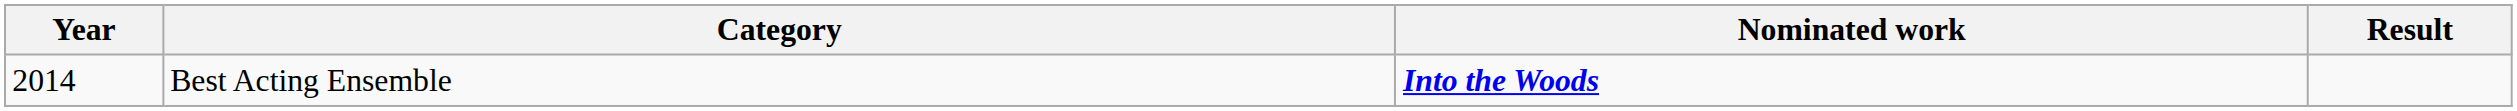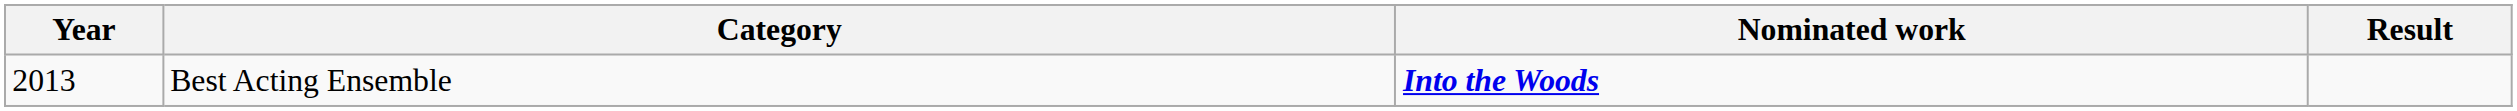(44, 79) 2014 -> (44, 79) 2013
